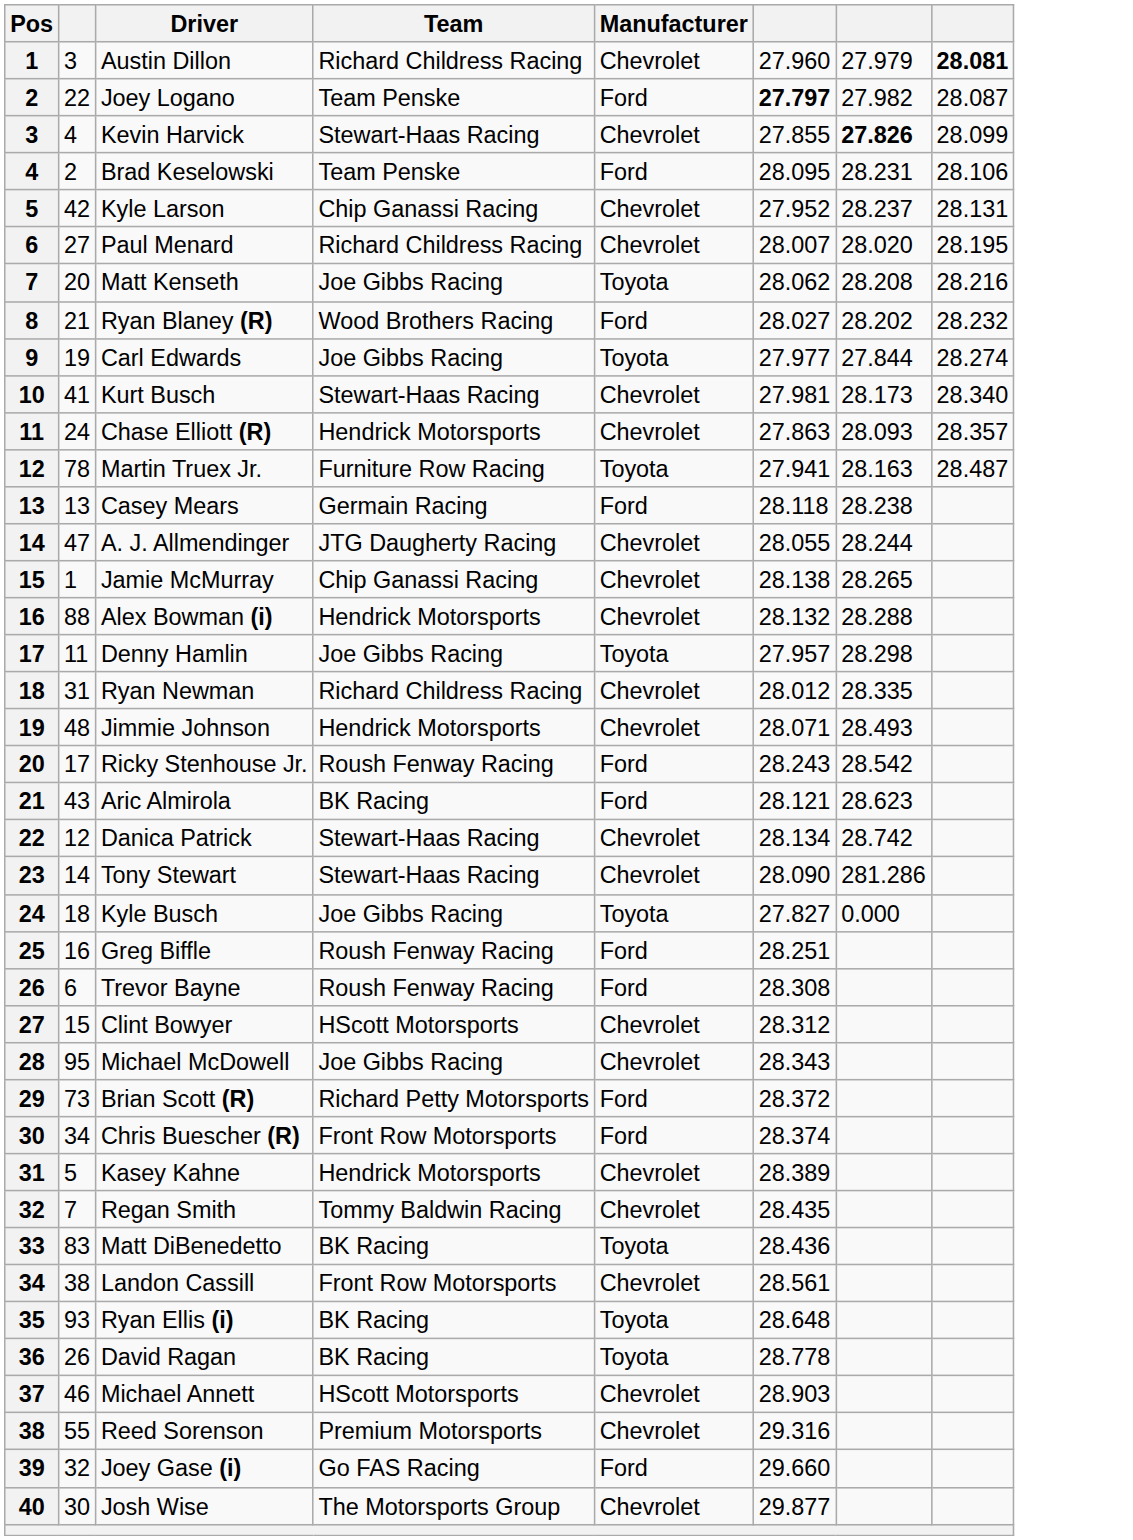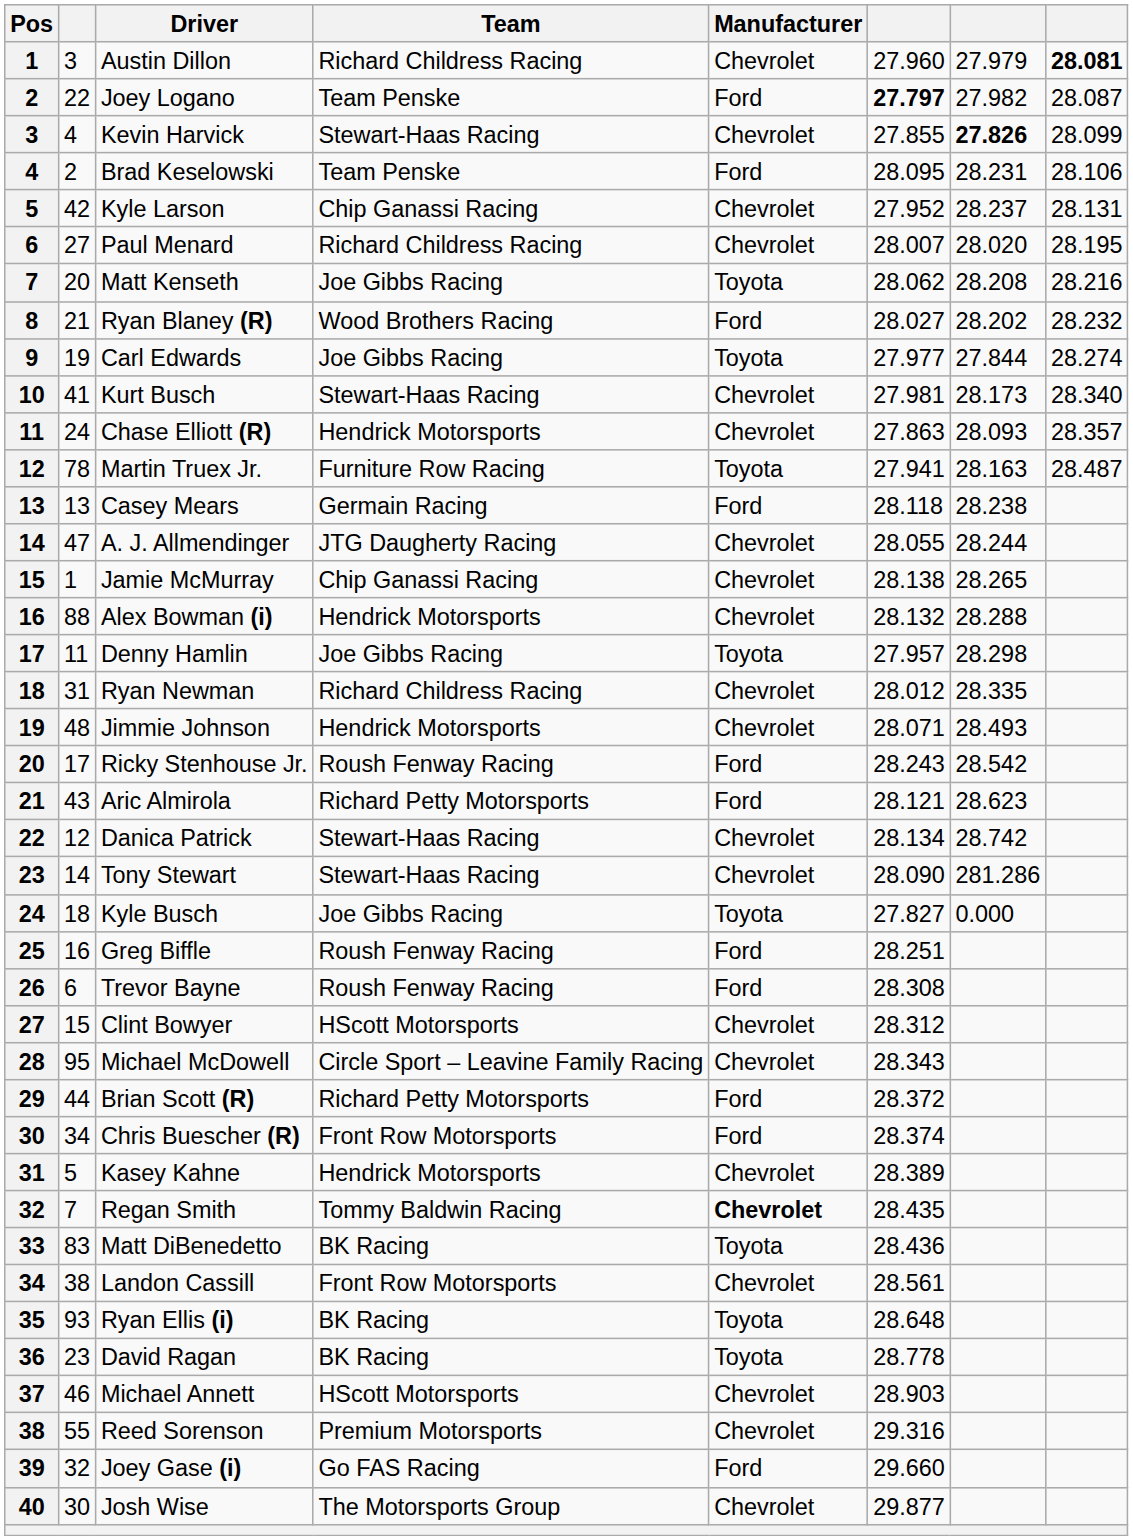(374, 802) BK Racing -> (454, 802) Richard Petty Motorsports
(411, 1061) Joe Gibbs Racing -> (511, 1061) Circle Sport – Leavine Family Racing
(77, 1098) 73 -> (77, 1098) 44
(650, 1209) normal -> (768, 1209) bold
(77, 1358) 26 -> (77, 1358) 23
